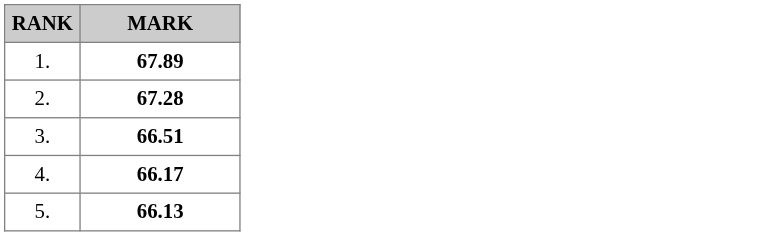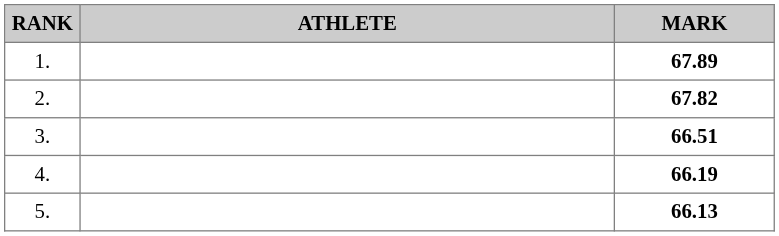+ column: (347, 23)
(160, 98) 67.28 -> (694, 98) 67.82
(160, 174) 66.17 -> (694, 174) 66.19
